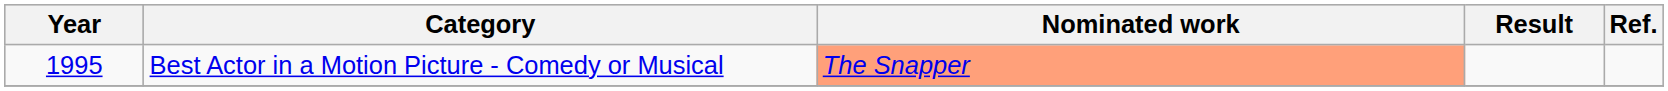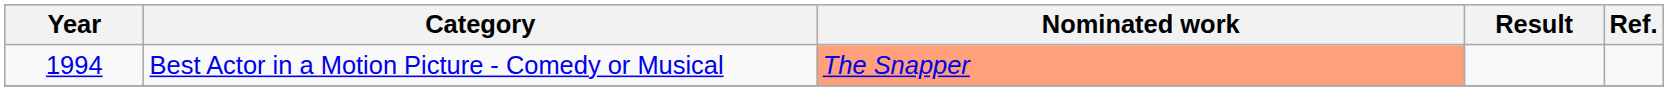(74, 65) 1995 -> (74, 65) 1994
